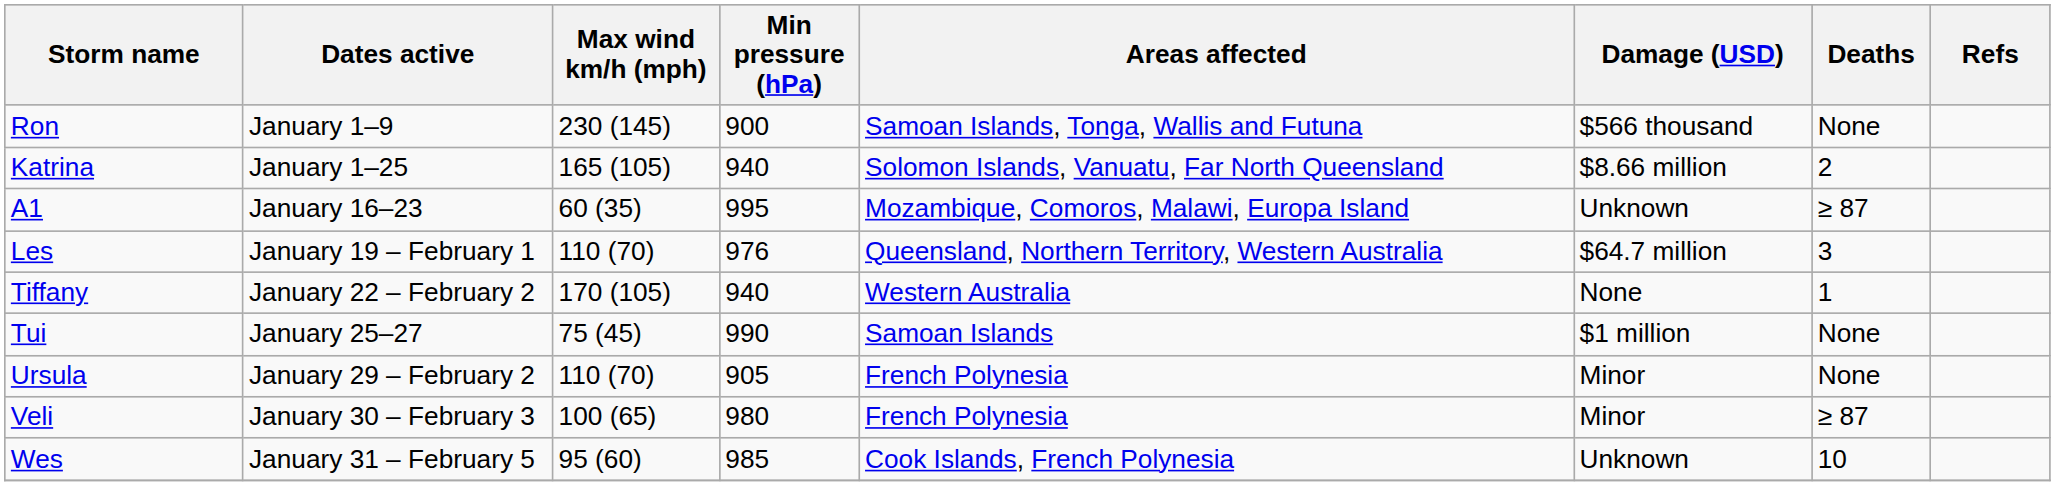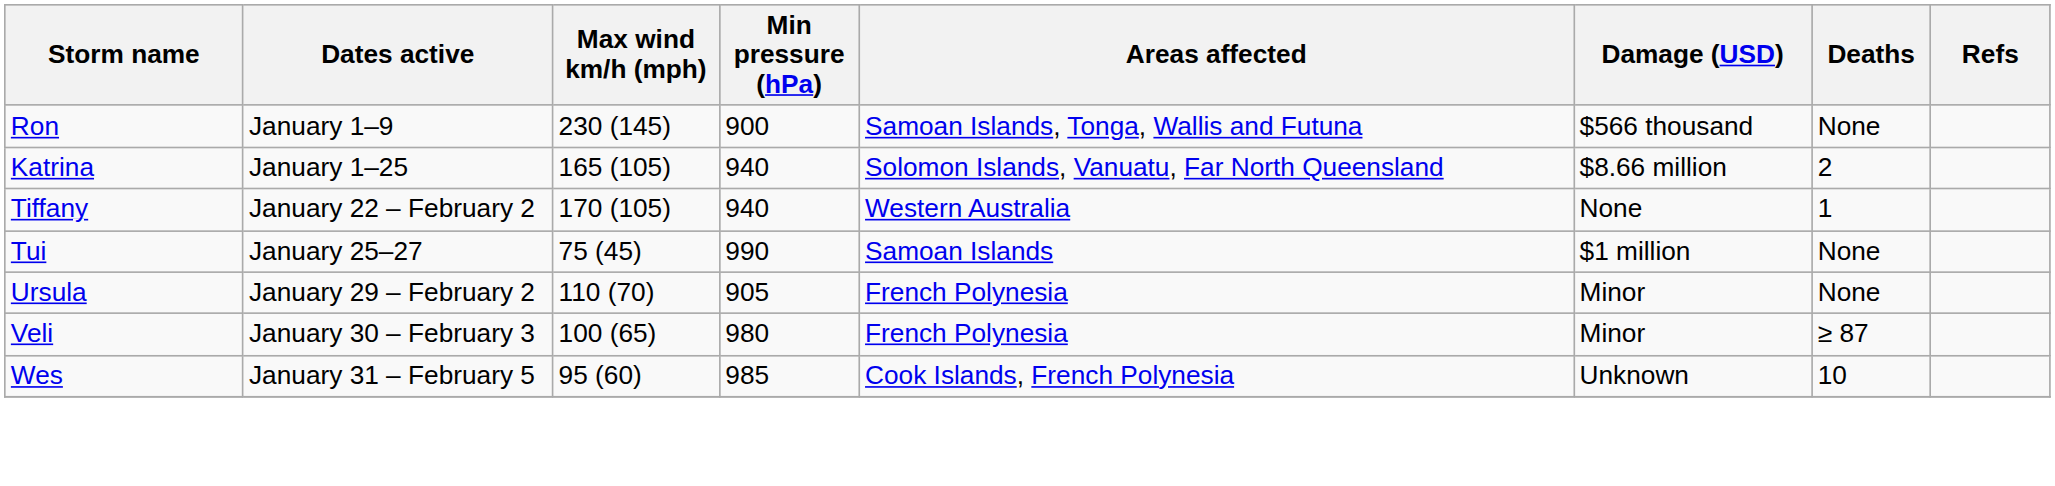- row: (27, 209)
- row: (32, 250)
